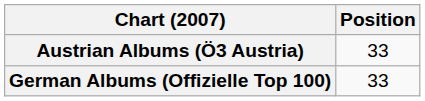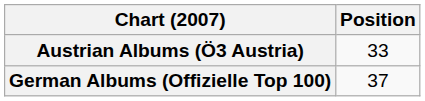(378, 80) 33 -> (378, 80) 37
